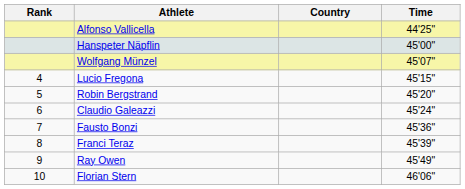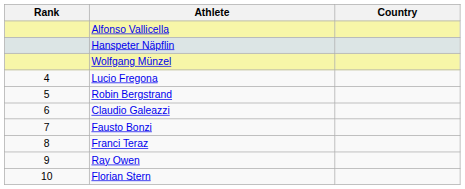- column: (421, 13)
